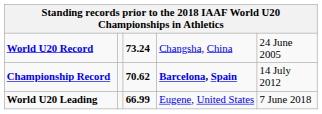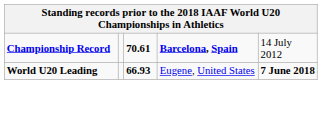- row: (50, 48)
(138, 77) 70.62 -> (138, 48) 70.61
(138, 100) 66.99 -> (138, 71) 66.93
(285, 100) normal -> (288, 71) bold
